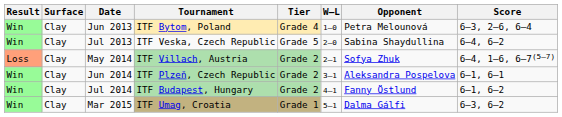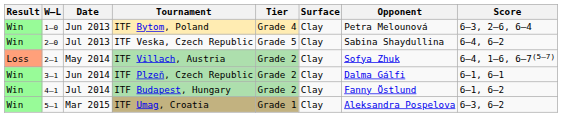columns swapped: (331, 12) <-> (64, 12)
(400, 74) Aleksandra Pospelova -> (375, 74) Dalma Gálfi
(375, 104) Dalma Gálfi -> (400, 104) Aleksandra Pospelova
